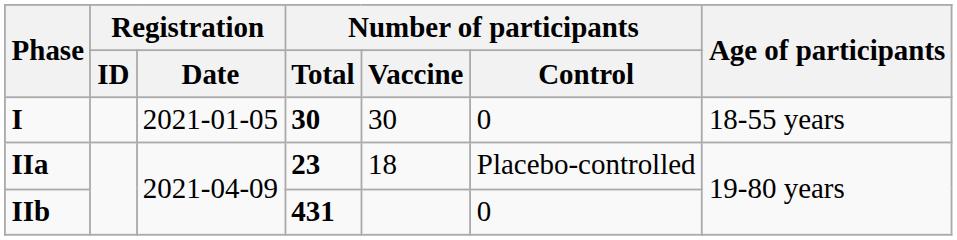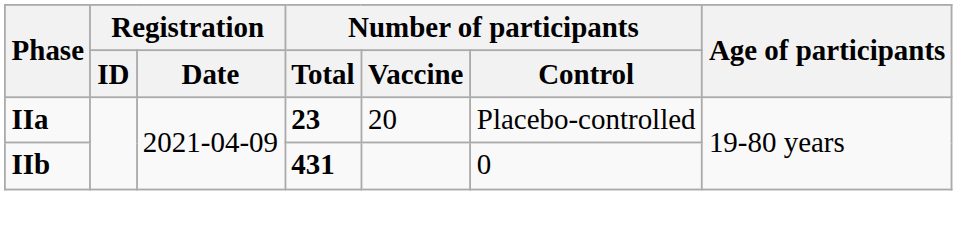- row: (17, 119)
(382, 165) 18 -> (382, 119) 20
